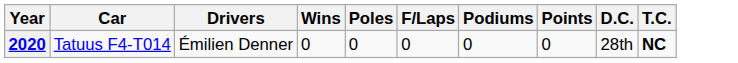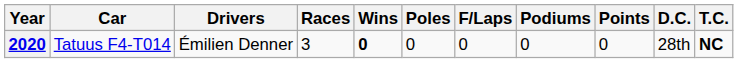+ column: (326, 17)
(306, 44) normal -> (363, 44) bold
